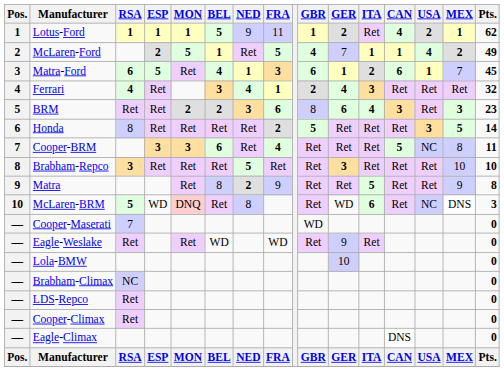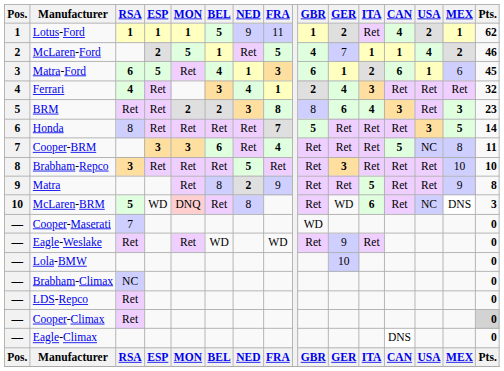(491, 51) 49 -> (491, 51) 46
(460, 70) 7 -> (460, 70) 6
(278, 108) 6 -> (278, 108) 8
(278, 128) 2 -> (278, 128) 7
(494, 318) no background -> (494, 318) lightgrey background
